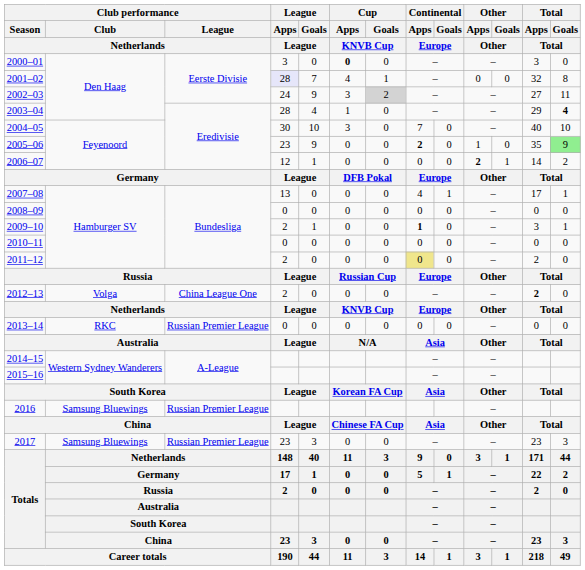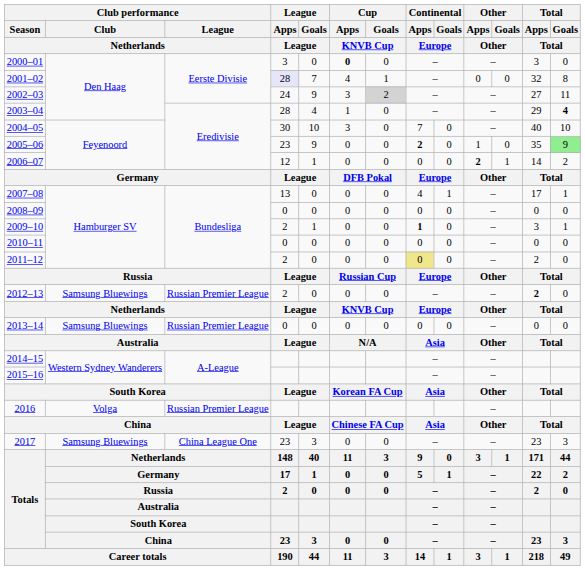(105, 293) Volga -> (105, 293) Samsung Bluewings
(218, 293) China League One -> (218, 293) Russian Premier League
(105, 326) RKC -> (105, 326) Samsung Bluewings
(105, 408) Samsung Bluewings -> (105, 408) Volga
(218, 441) Russian Premier League -> (218, 441) China League One
